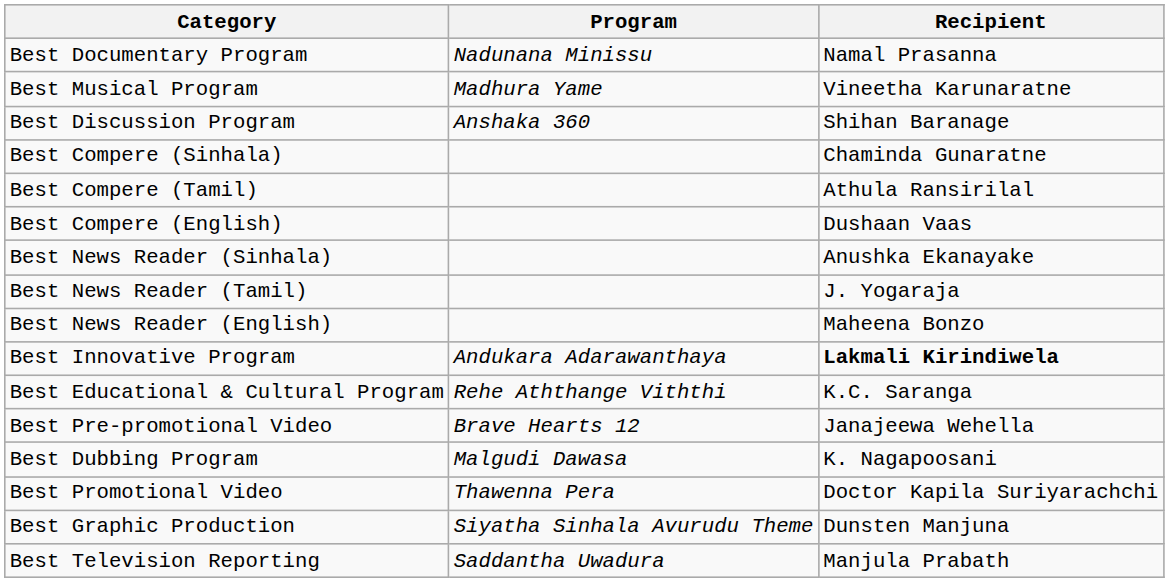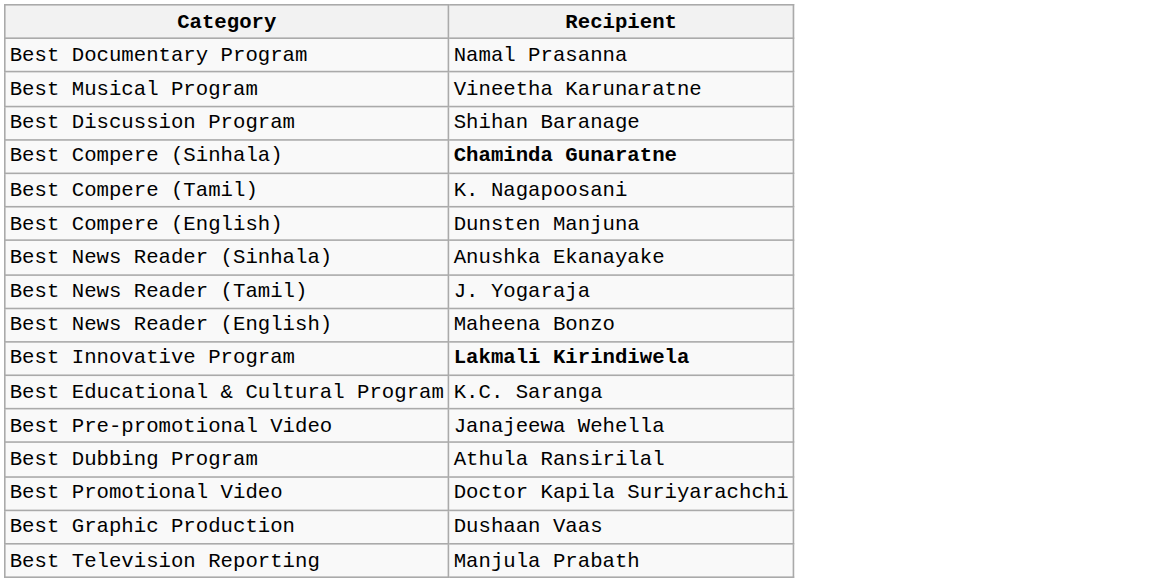- column: (634, 22)
(935, 156) normal -> (565, 156) bold
(929, 190) Athula Ransirilal -> (541, 190) K. Nagapoosani
(898, 224) Dushaan Vaas -> (547, 224) Dunsten Manjuna
(910, 460) K. Nagapoosani -> (559, 460) Athula Ransirilal
(916, 527) Dunsten Manjuna -> (528, 527) Dushaan Vaas
